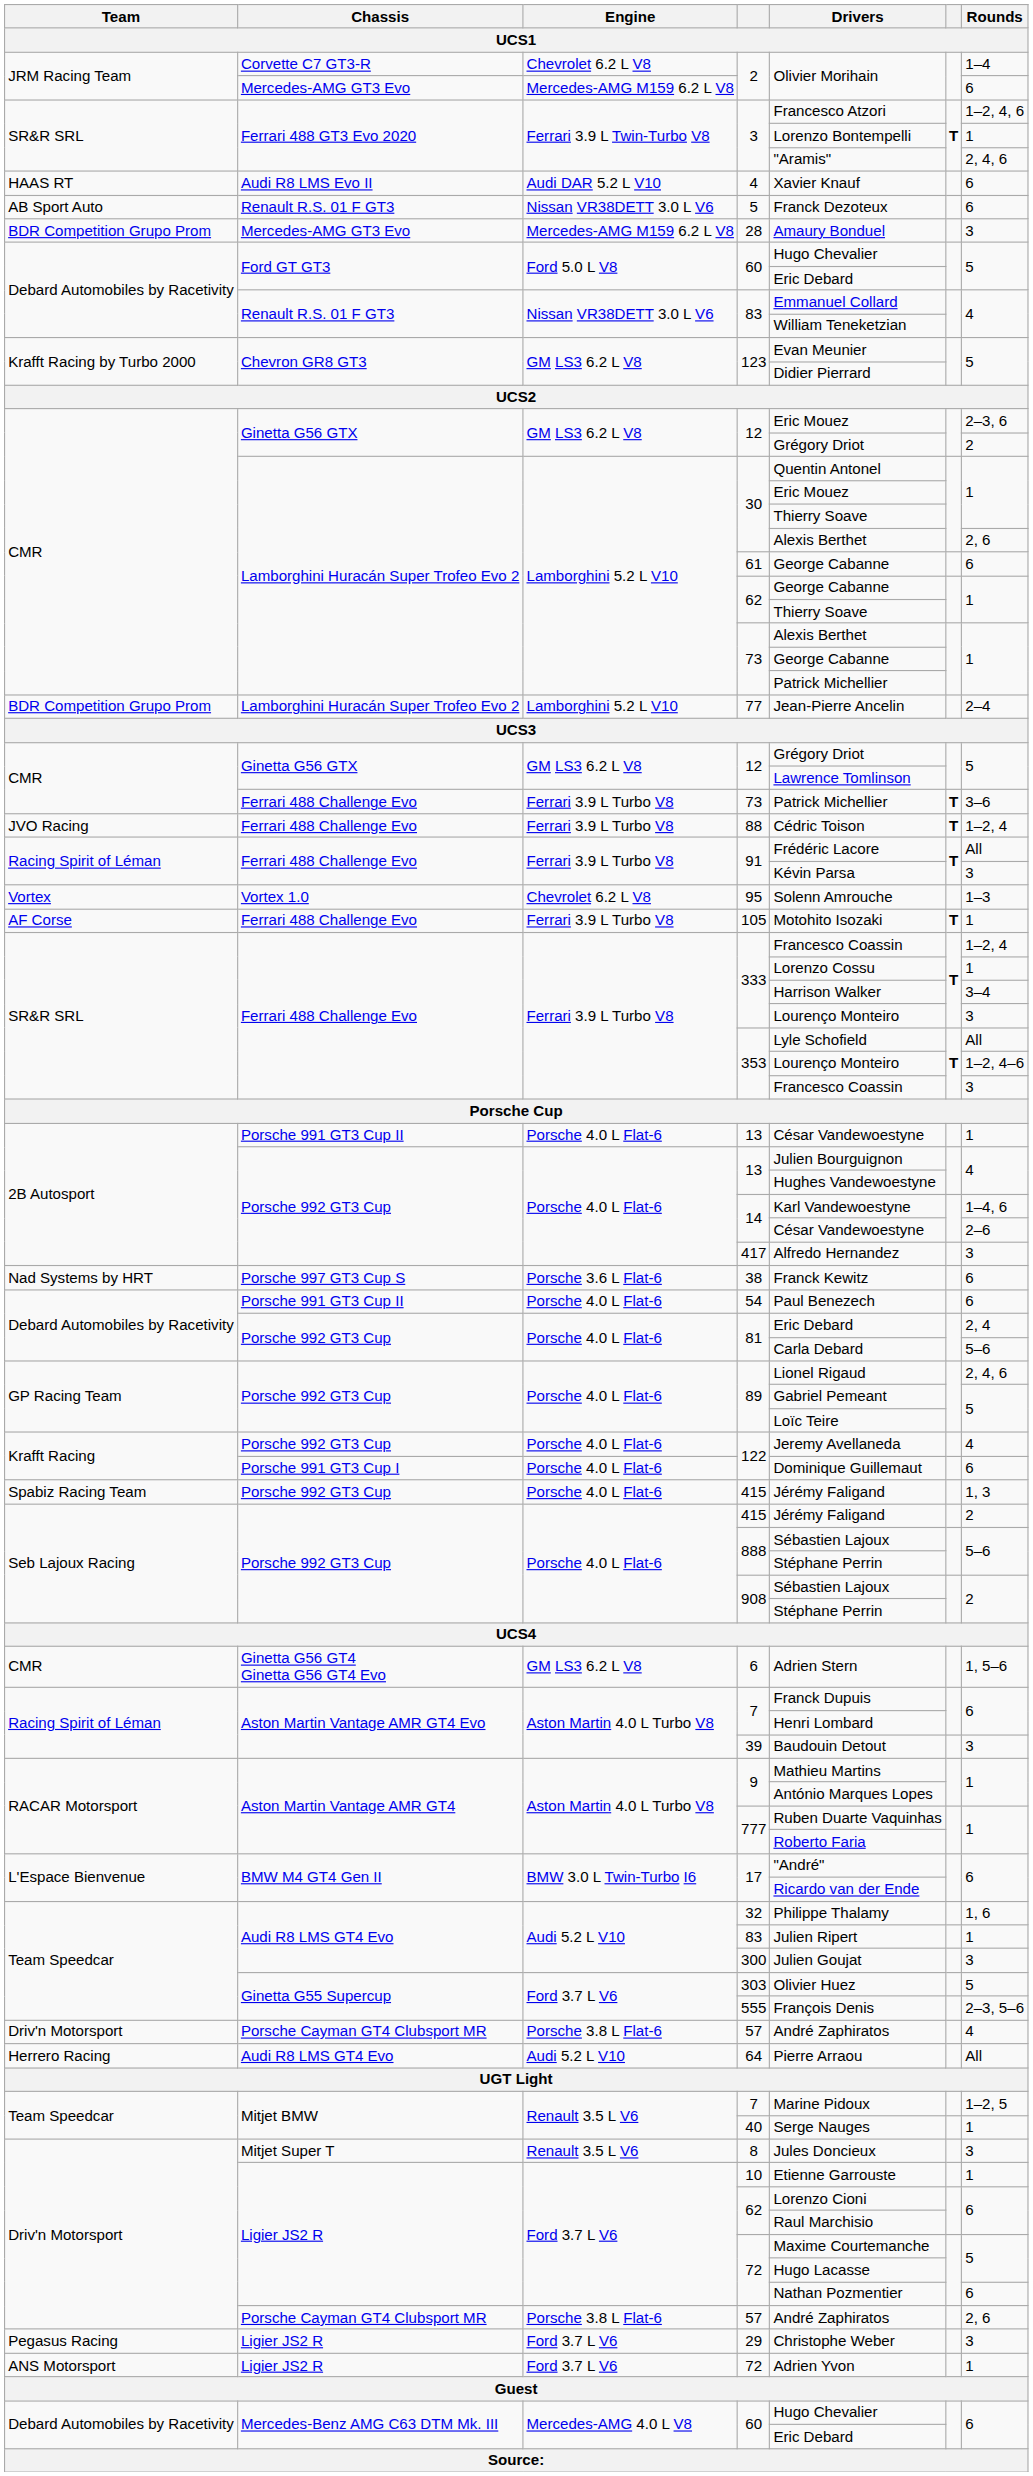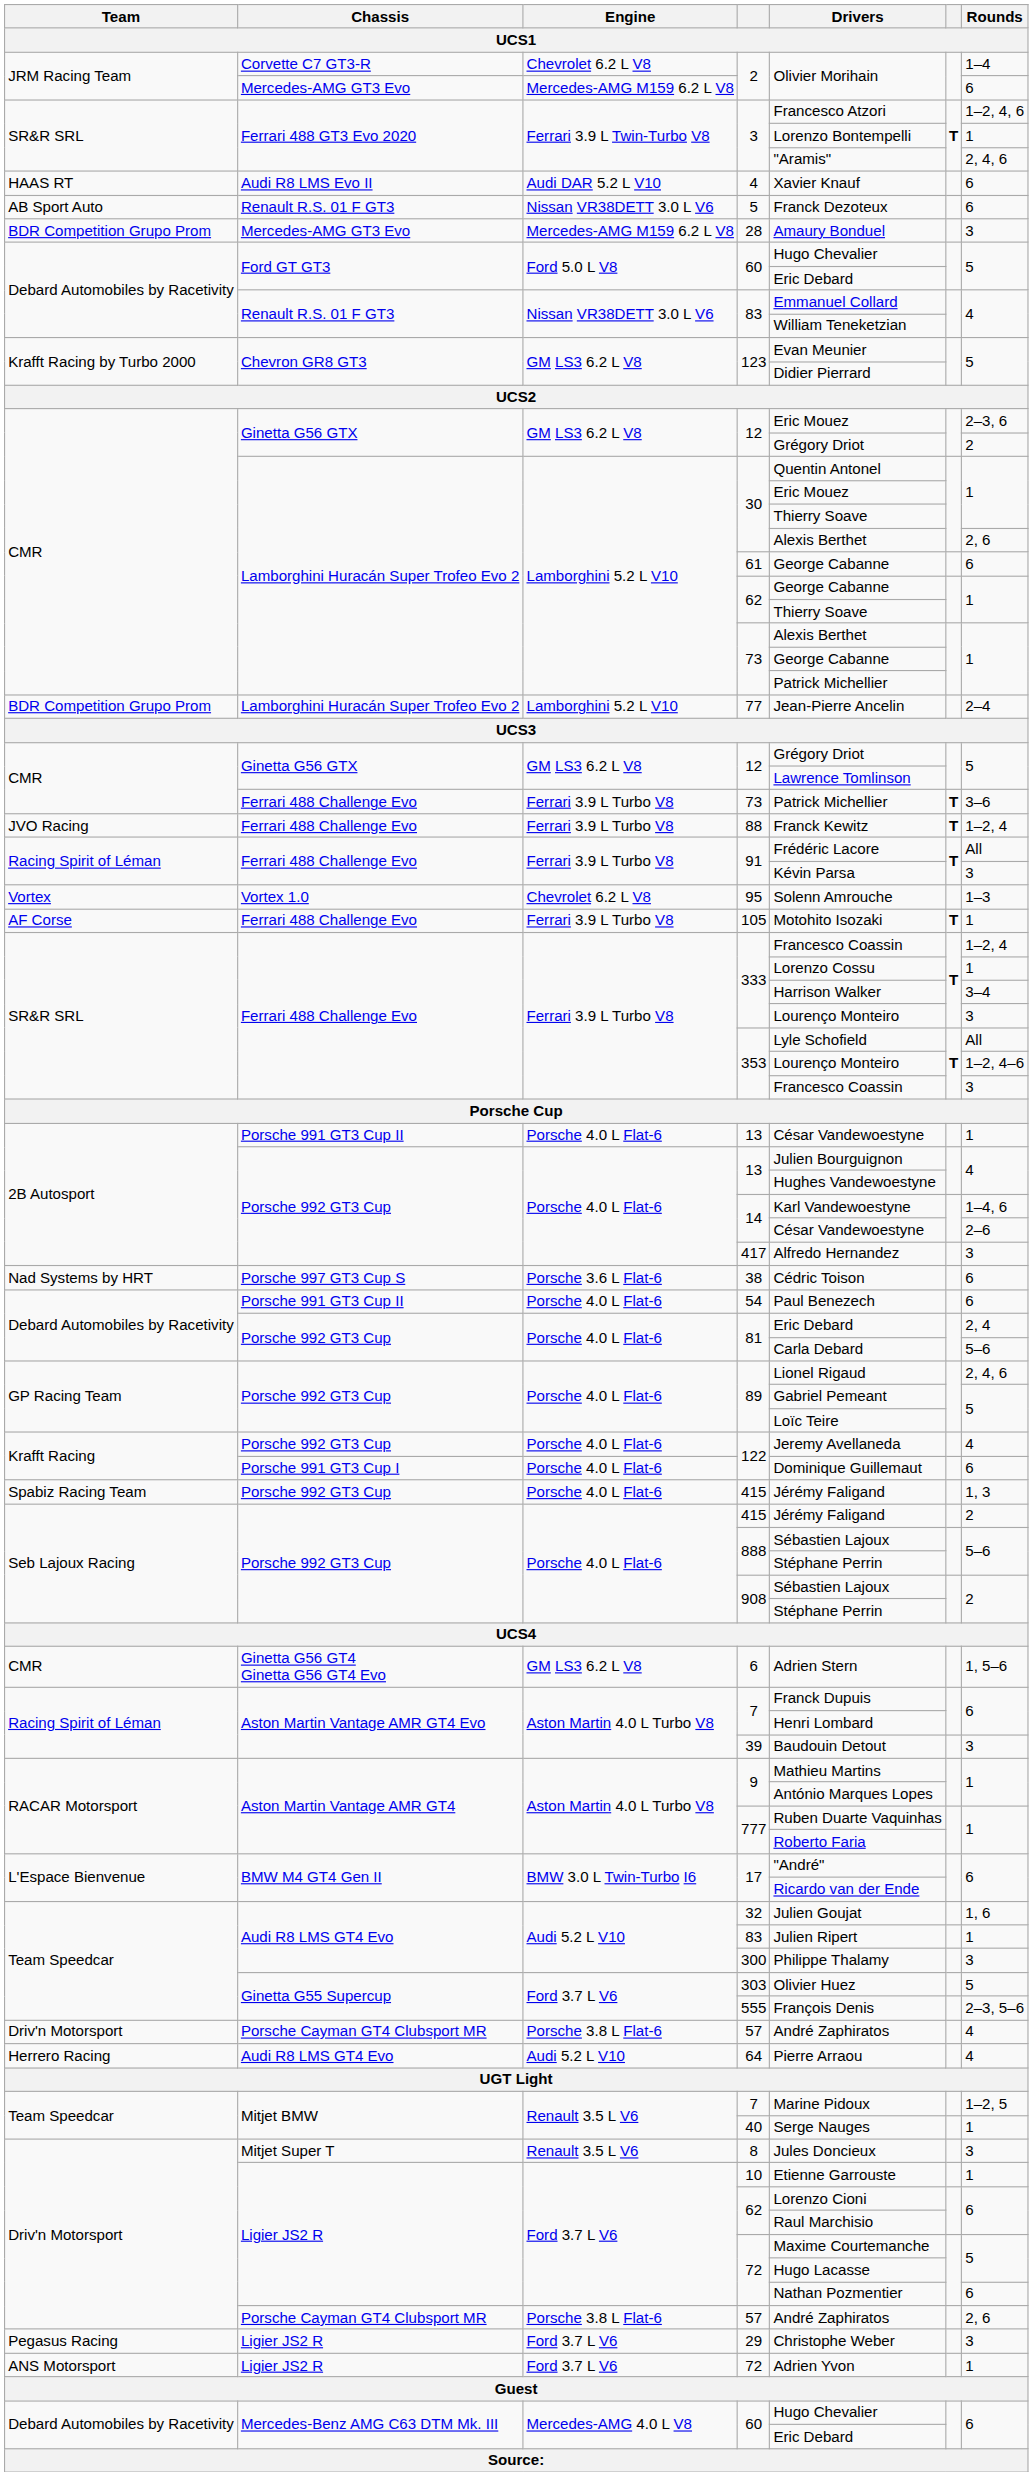(819, 825) Cédric Toison -> (821, 825) Franck Kewitz
(821, 1277) Franck Kewitz -> (819, 1277) Cédric Toison
(831, 1913) Philippe Thalamy -> (817, 1913) Julien Goujat
(817, 1960) Julien Goujat -> (831, 1960) Philippe Thalamy
(974, 2055) All -> (969, 2055) 4
